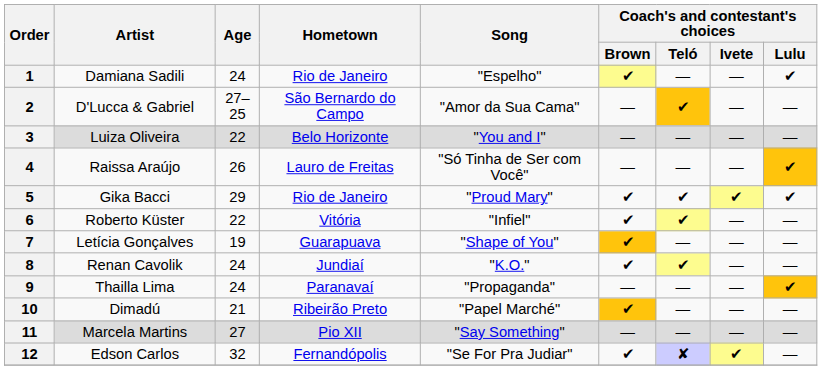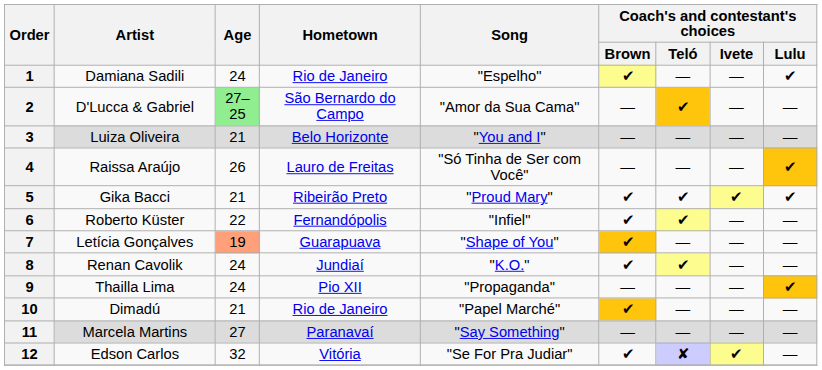(237, 106) no background -> (237, 106) lightgreen background
(237, 137) 22 -> (237, 137) 21
(237, 197) 29 -> (237, 197) 21
(340, 197) Rio de Janeiro -> (340, 197) Ribeirão Preto
(340, 220) Vitória -> (340, 220) Fernandópolis
(237, 242) no background -> (237, 242) lightsalmon background
(340, 287) Paranavaí -> (340, 287) Pio XII
(340, 309) Ribeirão Preto -> (340, 309) Rio de Janeiro
(340, 332) Pio XII -> (340, 332) Paranavaí
(340, 354) Fernandópolis -> (340, 354) Vitória
